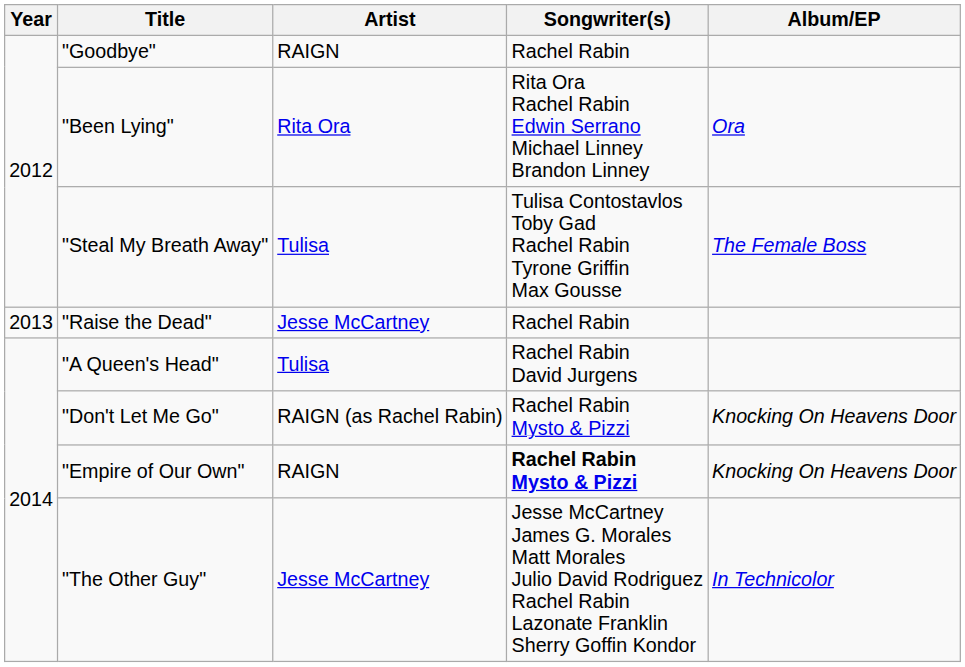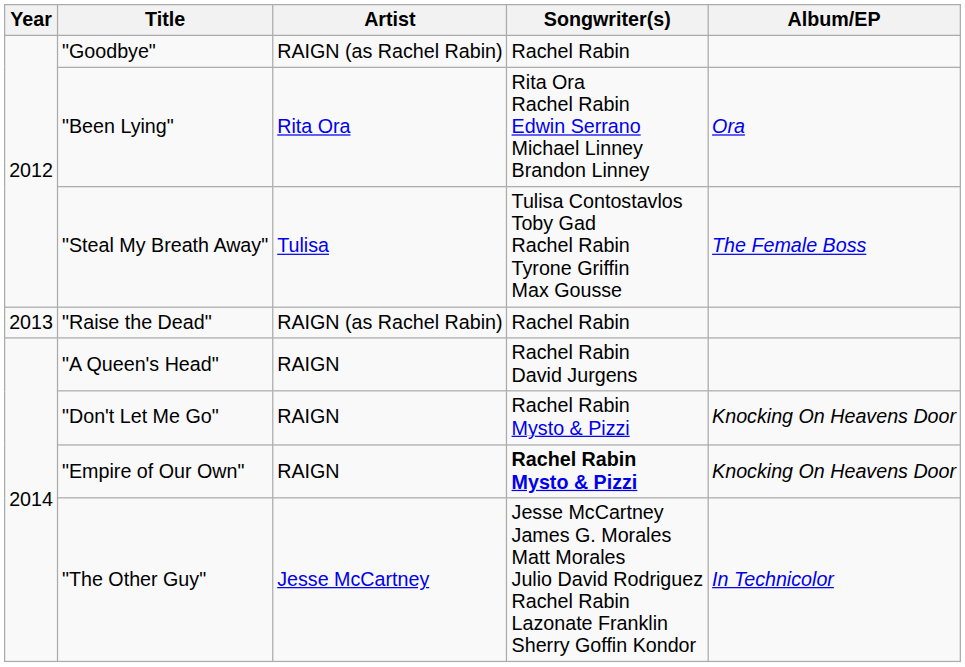(308, 51) RAIGN -> (390, 51) RAIGN (as Rachel Rabin)
(353, 322) Jesse McCartney -> (390, 322) RAIGN (as Rachel Rabin)
(303, 364) Tulisa -> (308, 364) RAIGN
(390, 417) RAIGN (as Rachel Rabin) -> (308, 417) RAIGN
